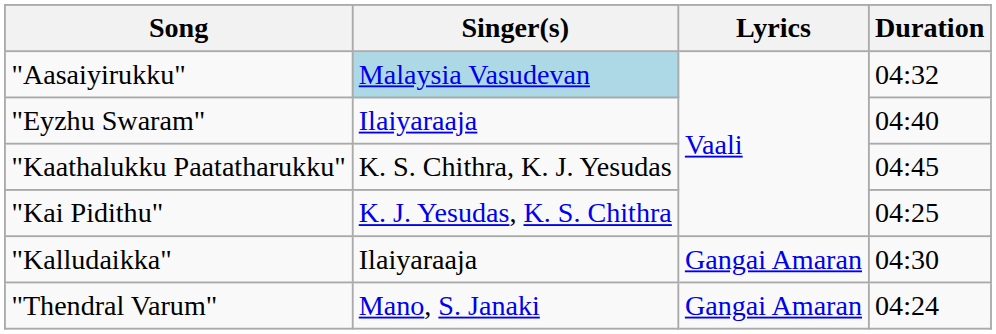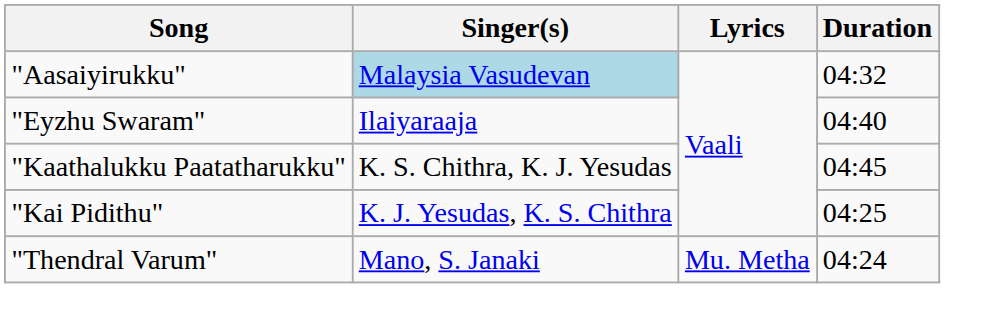- row: (92, 259)
(773, 306) Gangai Amaran -> (747, 259) Mu. Metha
